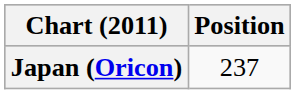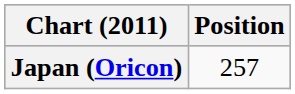(239, 66) 237 -> (239, 66) 257
